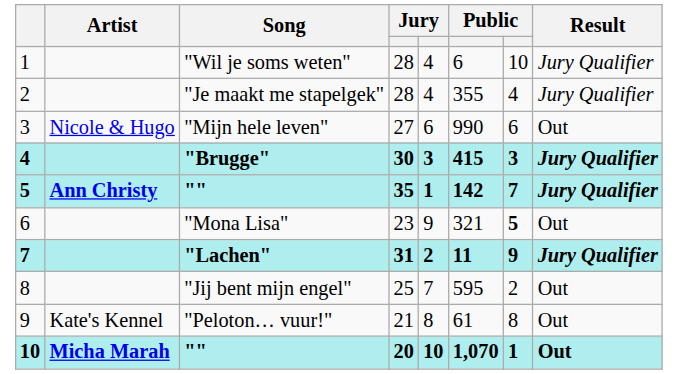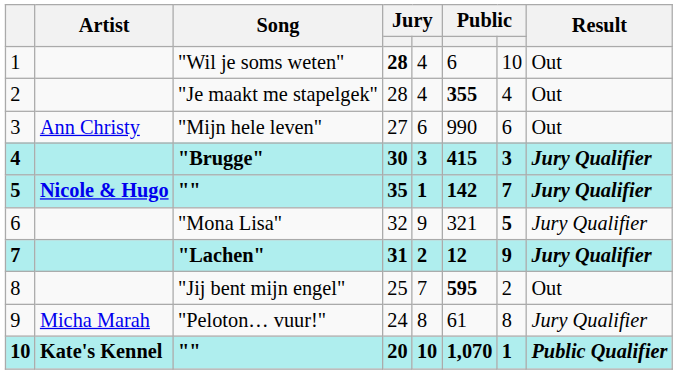(404, 62) normal -> (397, 62) bold
(595, 62) Jury Qualifier -> (547, 62) Out
(468, 94) normal -> (462, 94) bold
(595, 94) Jury Qualifier -> (547, 94) Out
(112, 126) Nicole & Hugo -> (90, 126) Ann Christy
(103, 191) Ann Christy -> (104, 191) Nicole & Hugo
(404, 223) 23 -> (397, 223) 32
(553, 223) Out -> (589, 223) Jury Qualifier
(462, 255) 11 -> (457, 255) 12
(468, 287) normal -> (462, 287) bold
(106, 320) Kate's Kennel -> (95, 320) Micha Marah
(404, 320) 21 -> (397, 320) 24
(553, 320) Out -> (589, 320) Jury Qualifier
(110, 352) Micha Marah -> (101, 352) Kate's Kennel
(555, 352) Out -> (599, 352) Public Qualifier
